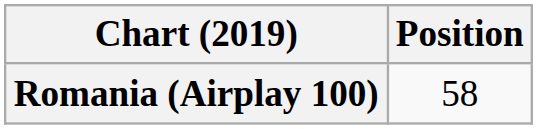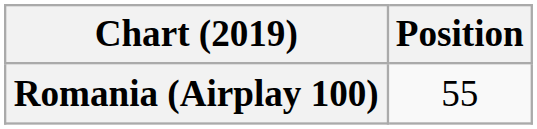(460, 92) 58 -> (460, 92) 55
